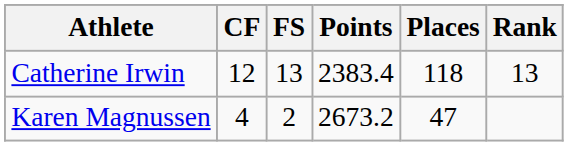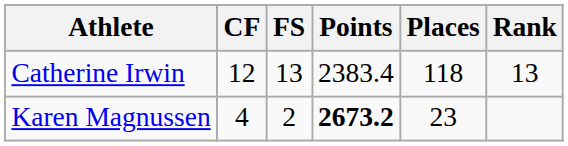(356, 118) normal -> (356, 118) bold
(443, 118) 47 -> (443, 118) 23
